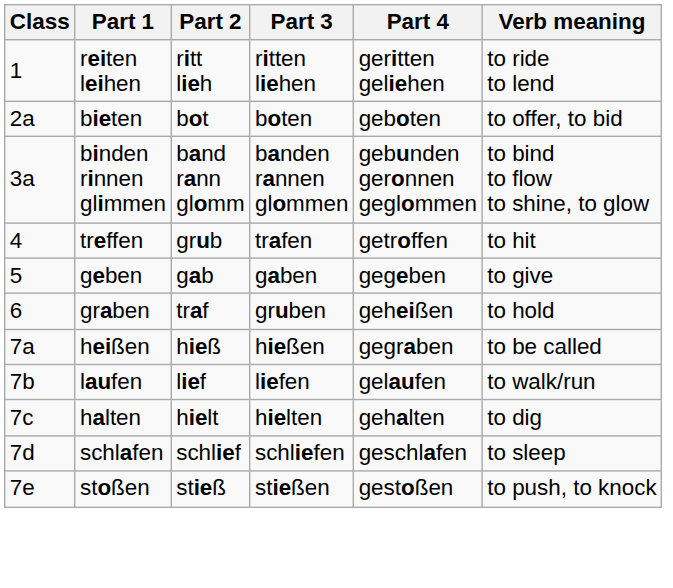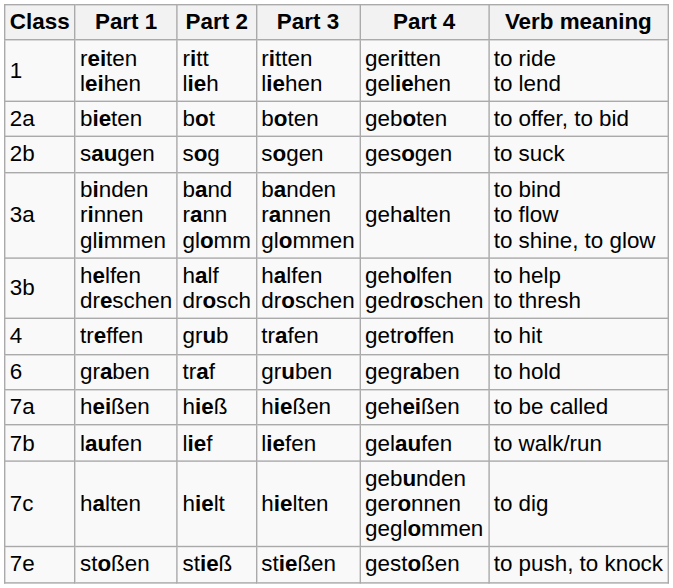+ row: (117, 154)
(418, 179) gebunden geronnen geglommen -> (408, 214) gehalten
+ row: (126, 288)
- row: (111, 275)
(406, 311) geheißen -> (412, 371) gegraben
(406, 346) gegraben -> (412, 407) geheißen
(402, 417) gehalten -> (424, 503) gebunden geronnen geglommen
- row: (122, 453)
